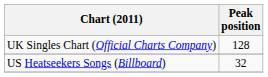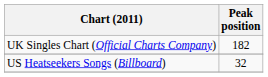(241, 44) 128 -> (241, 44) 182
